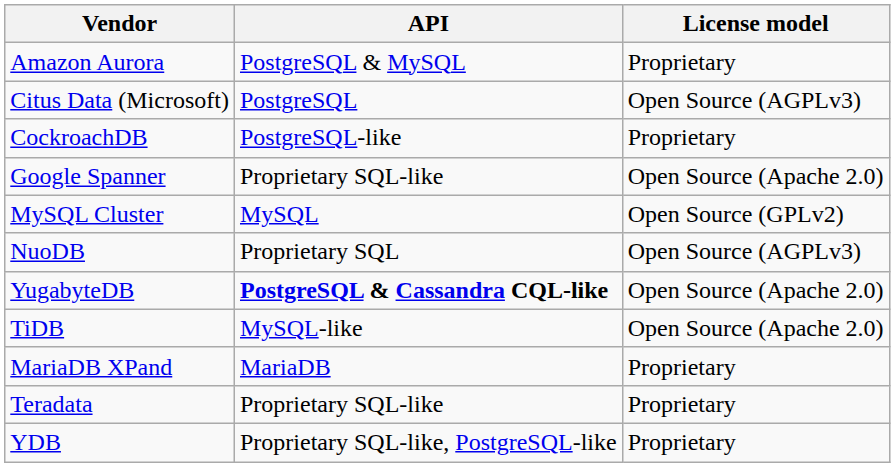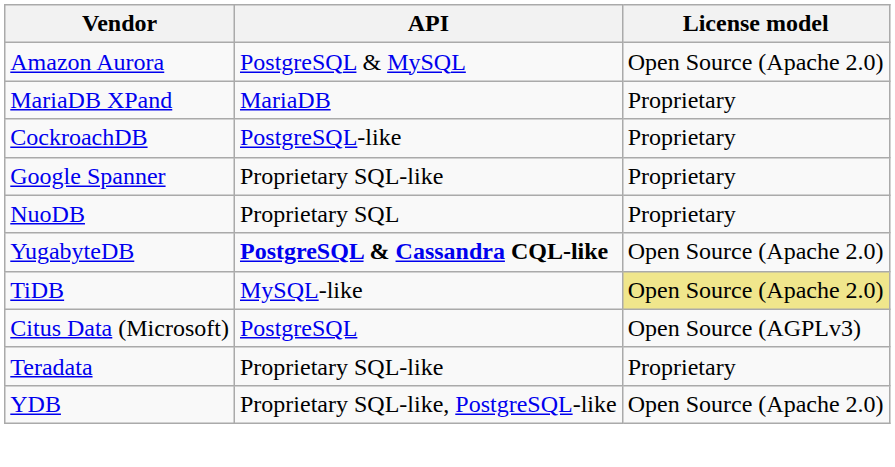(682, 61) Proprietary -> (756, 61) Open Source (Apache 2.0)
rows swapped: (120, 99) <-> (91, 366)
(756, 175) Open Source (Apache 2.0) -> (682, 175) Proprietary
- row: (87, 213)
(744, 251) Open Source (AGPLv3) -> (682, 213) Proprietary
(756, 328) no background -> (756, 289) khaki background
(682, 442) Proprietary -> (756, 404) Open Source (Apache 2.0)
